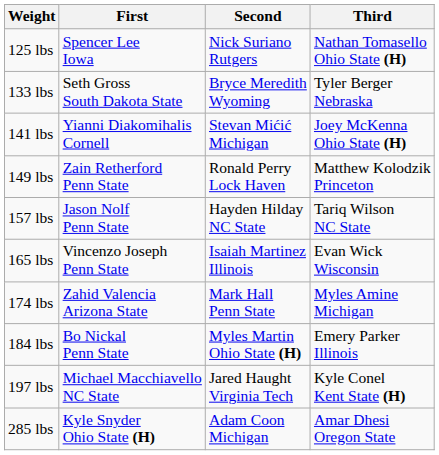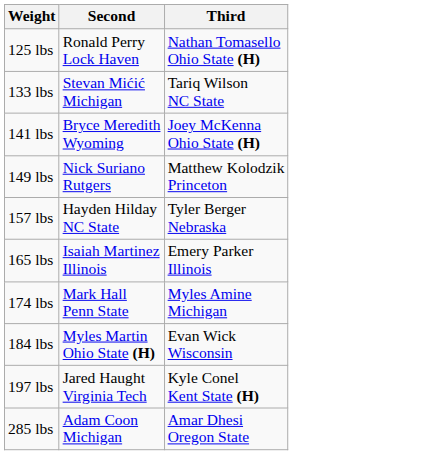- column: (132, 16)
(250, 50) Nick Suriano Rutgers -> (104, 50) Ronald Perry Lock Haven
(258, 92) Bryce Meredith Wyoming -> (104, 92) Stevan Mićić Michigan
(353, 92) Tyler Berger Nebraska -> (208, 92) Tariq Wilson NC State
(250, 134) Stevan Mićić Michigan -> (112, 134) Bryce Meredith Wyoming
(250, 176) Ronald Perry Lock Haven -> (104, 176) Nick Suriano Rutgers
(354, 218) Tariq Wilson NC State -> (207, 218) Tyler Berger Nebraska
(348, 260) Evan Wick Wisconsin -> (211, 260) Emery Parker Illinois
(357, 344) Emery Parker Illinois -> (202, 344) Evan Wick Wisconsin
